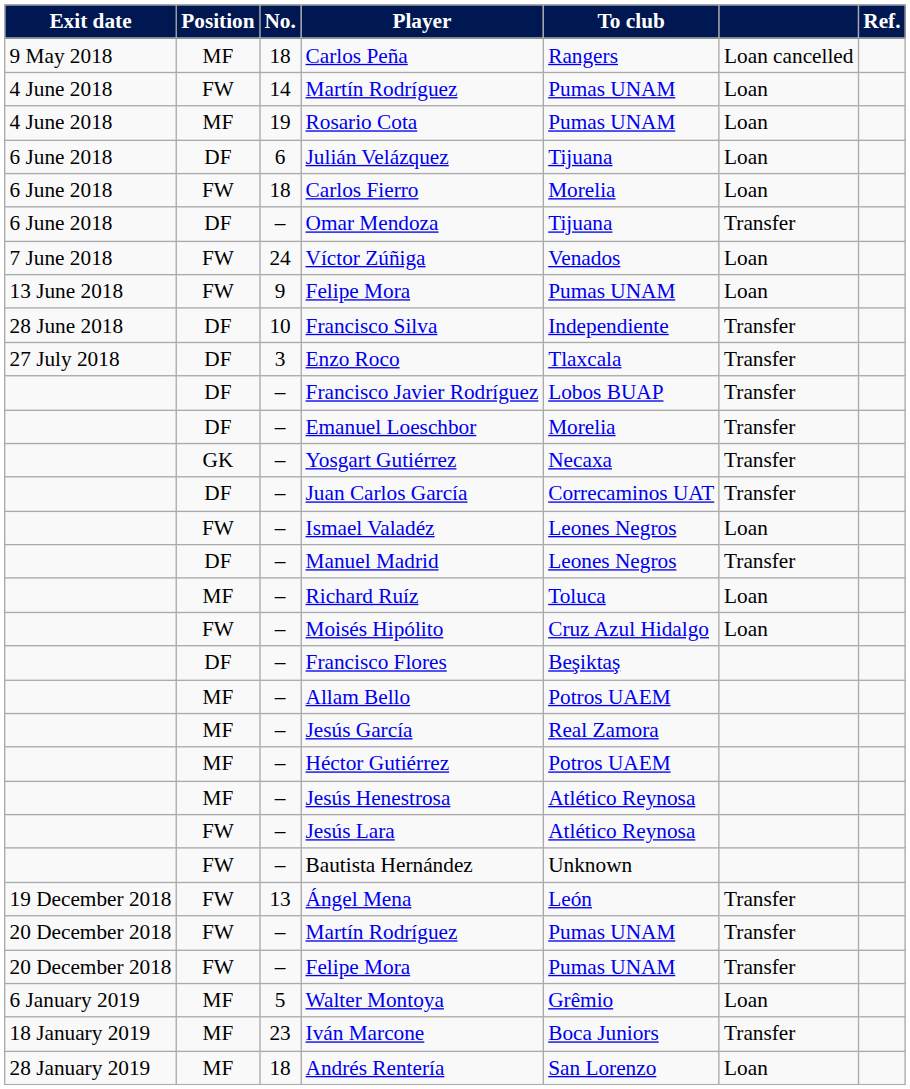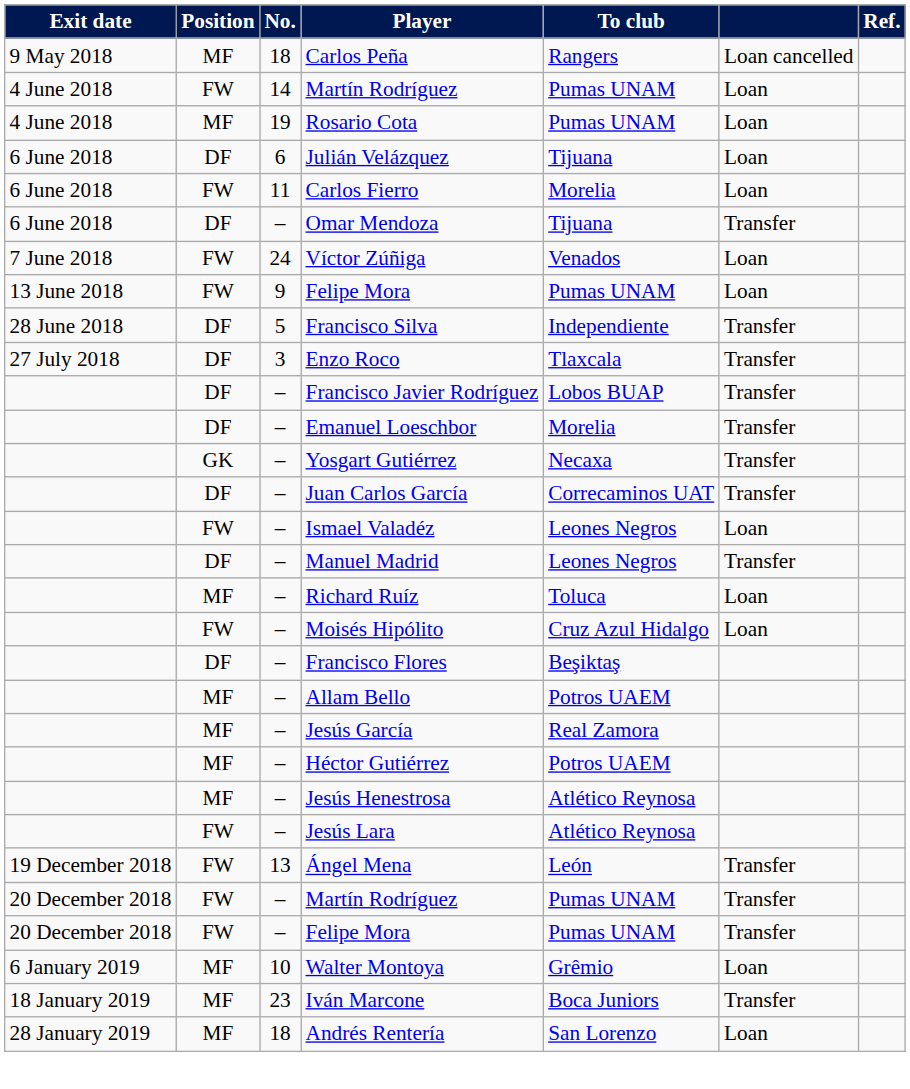(280, 190) 18 -> (280, 190) 11
(280, 325) 10 -> (280, 325) 5
- row: (91, 865)
(280, 1000) 5 -> (280, 966) 10
